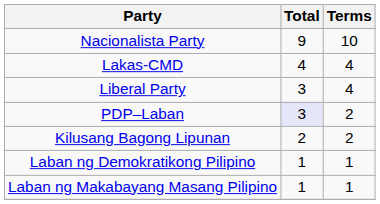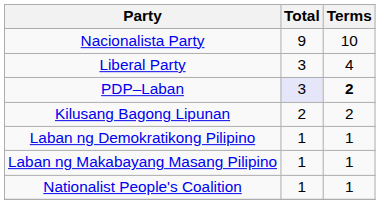- row: (143, 65)
(349, 114) normal -> (349, 89) bold
+ row: (143, 187)
